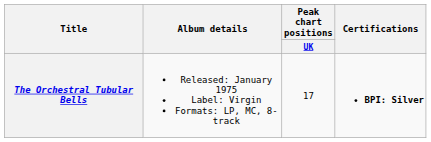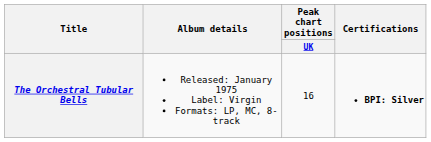(308, 95) 17 -> (308, 95) 16
